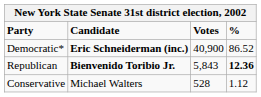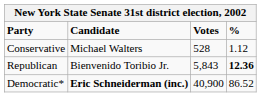rows swapped: (35, 48) <-> (36, 83)
(123, 65) bold -> (120, 65) normal
